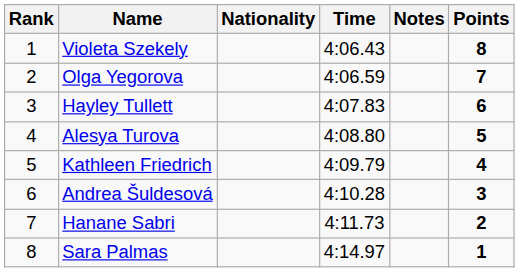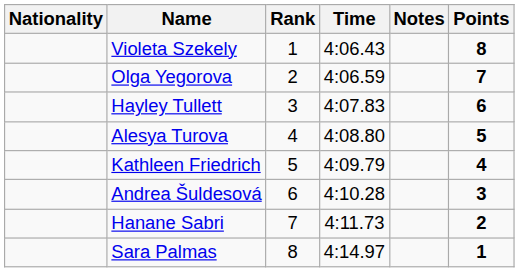columns swapped: (31, 19) <-> (268, 19)
